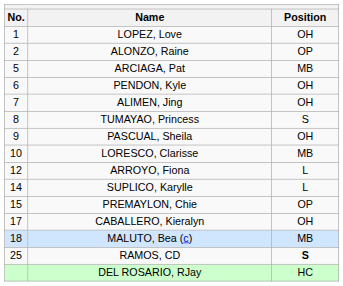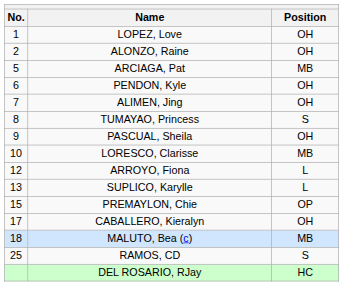(305, 51) OP -> (305, 51) OH
(16, 187) 14 -> (16, 187) 13
(305, 255) bold -> (305, 255) normal
